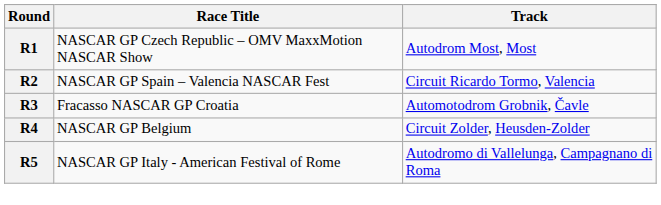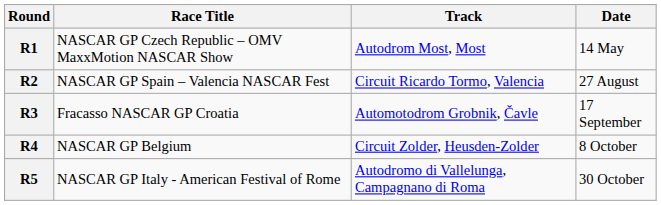+ column: (616, 16)
